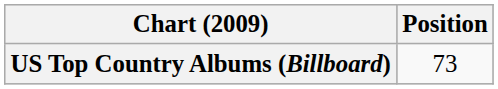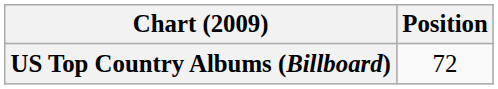(445, 63) 73 -> (445, 63) 72
